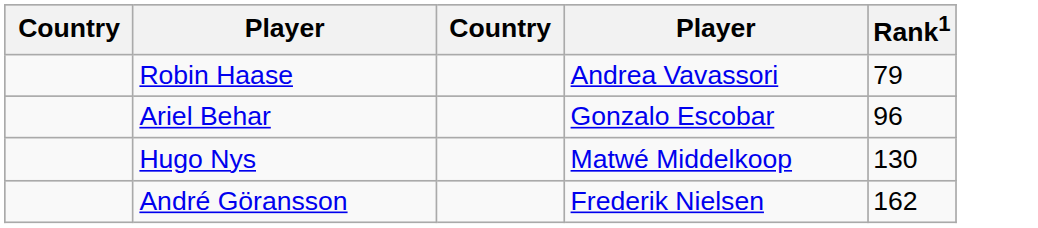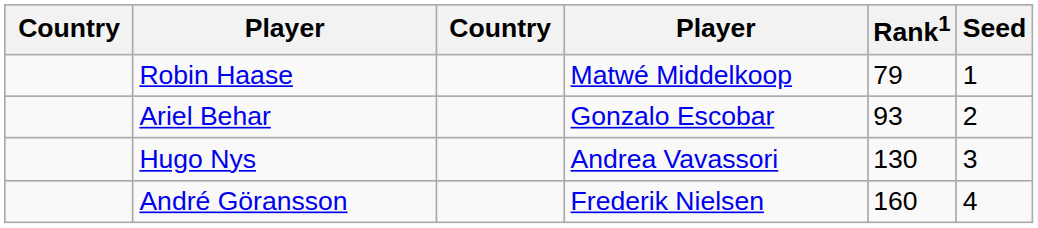+ column: (995, 29)
(674, 74) Andrea Vavassori -> (681, 74) Matwé Middelkoop
(888, 116) 96 -> (888, 116) 93
(681, 159) Matwé Middelkoop -> (674, 159) Andrea Vavassori
(895, 201) 162 -> (895, 201) 160
